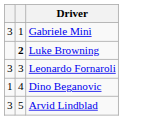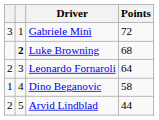+ column: (136, 13)
(10, 68) 3 -> (10, 68) 2
(10, 105) 3 -> (10, 105) 2
